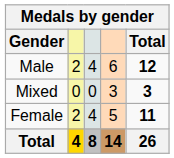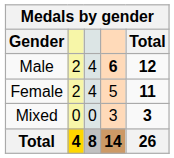(113, 67) normal -> (113, 67) bold
rows swapped: (37, 116) <-> (37, 91)
